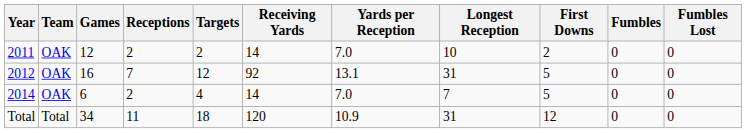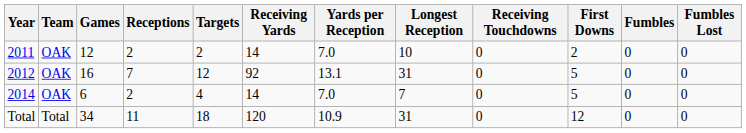+ column: (520, 22)
